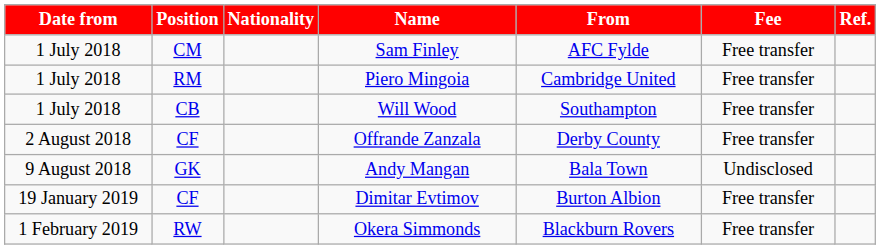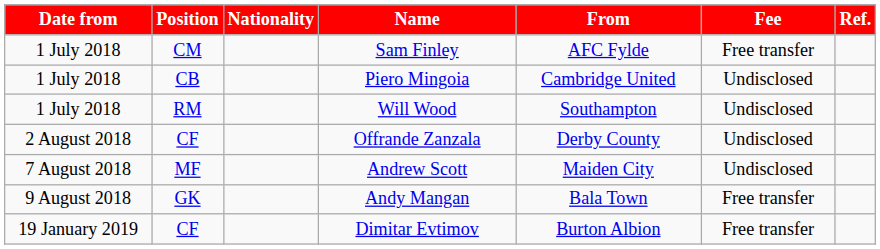(187, 79) RM -> (187, 79) CB
(768, 79) Free transfer -> (768, 79) Undisclosed
(187, 109) CB -> (187, 109) RM
(768, 109) Free transfer -> (768, 109) Undisclosed
(768, 139) Free transfer -> (768, 139) Undisclosed
+ row: (417, 169)
(768, 169) Undisclosed -> (768, 199) Free transfer
- row: (417, 229)
